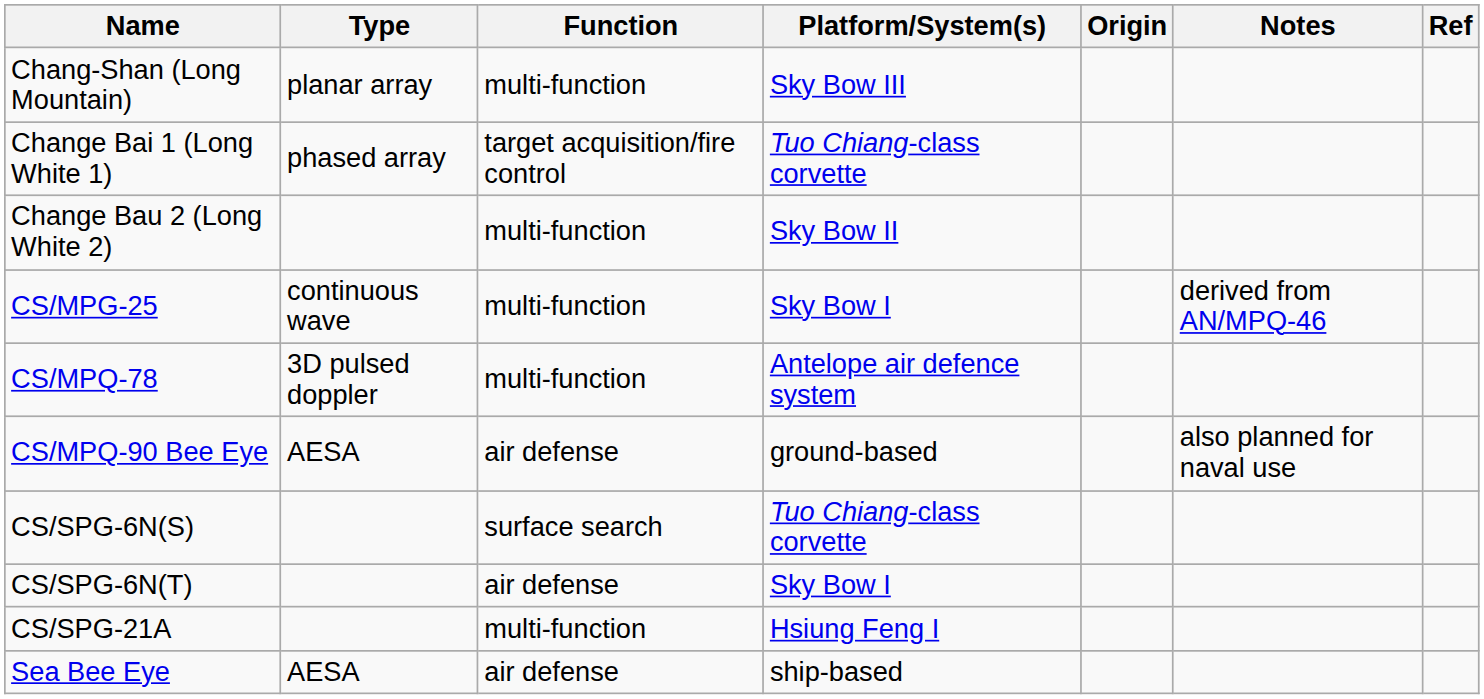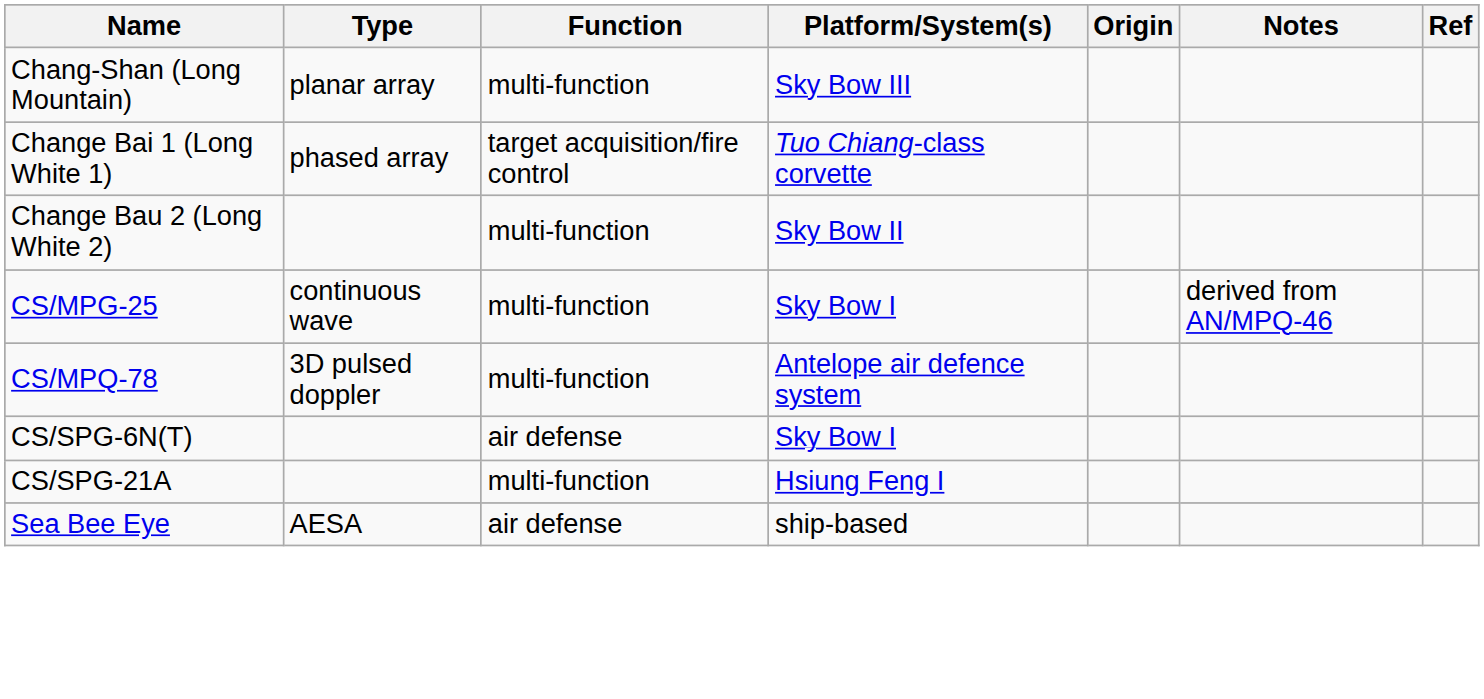- row: (140, 453)
- row: (103, 526)
